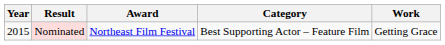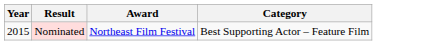- column: (406, 13)
